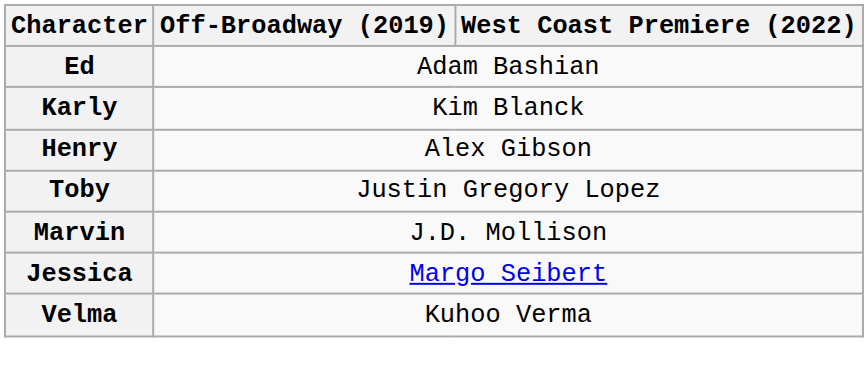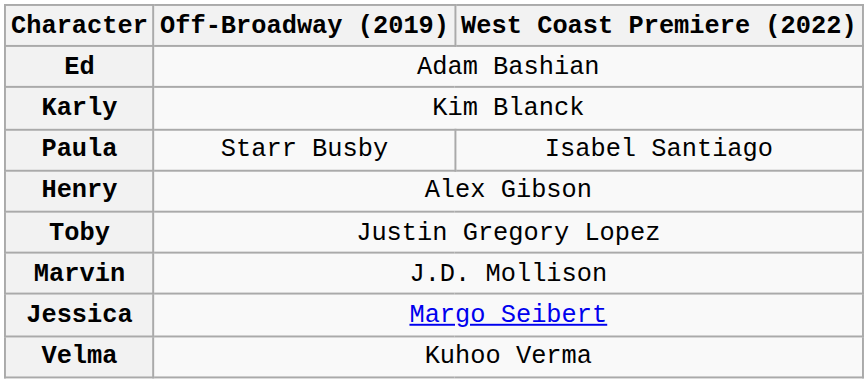+ row: (79, 150)
